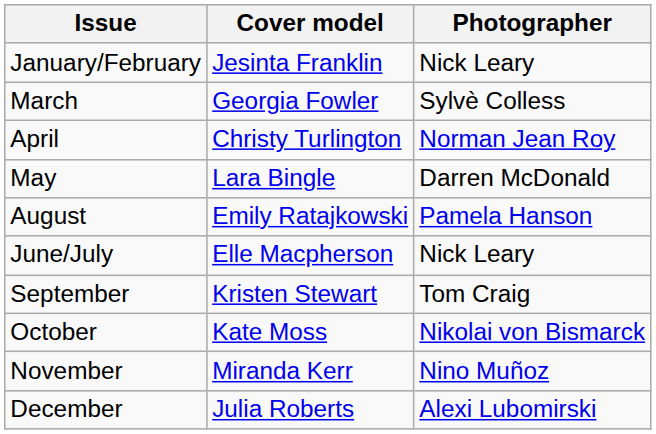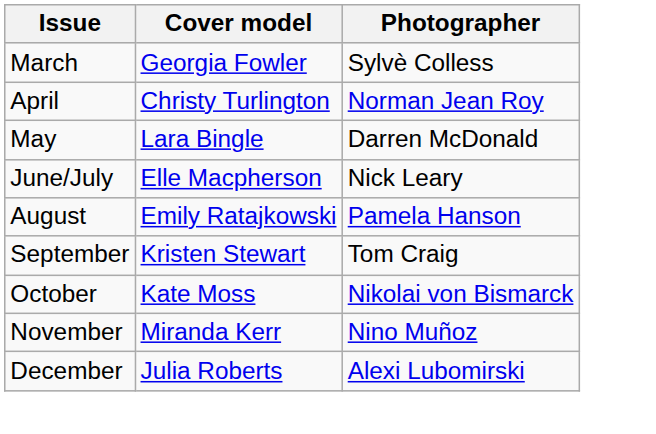- row: (106, 62)
rows swapped: (62, 255) <-> (48, 216)
